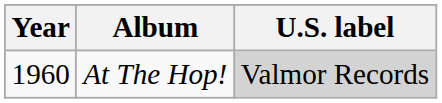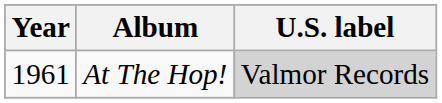(41, 73) 1960 -> (41, 73) 1961
